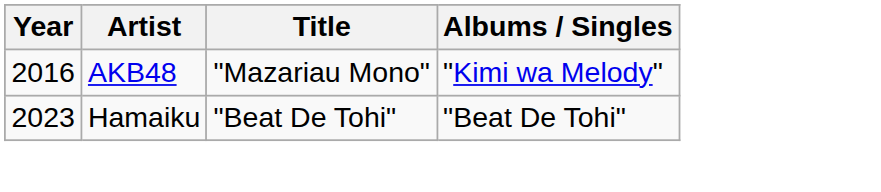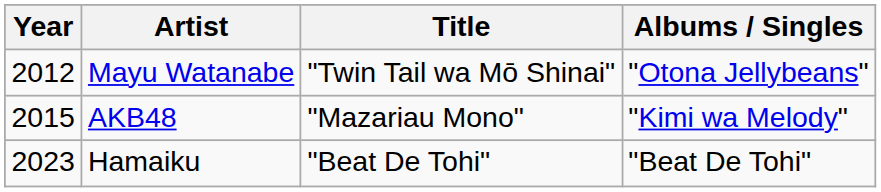+ row: (191, 72)
(43, 72) 2016 -> (43, 117) 2015
